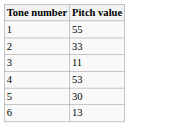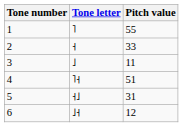+ column: (96, 12)
(77, 79) 53 -> (131, 79) 51
(77, 96) 30 -> (131, 96) 31
(77, 113) 13 -> (131, 113) 12
